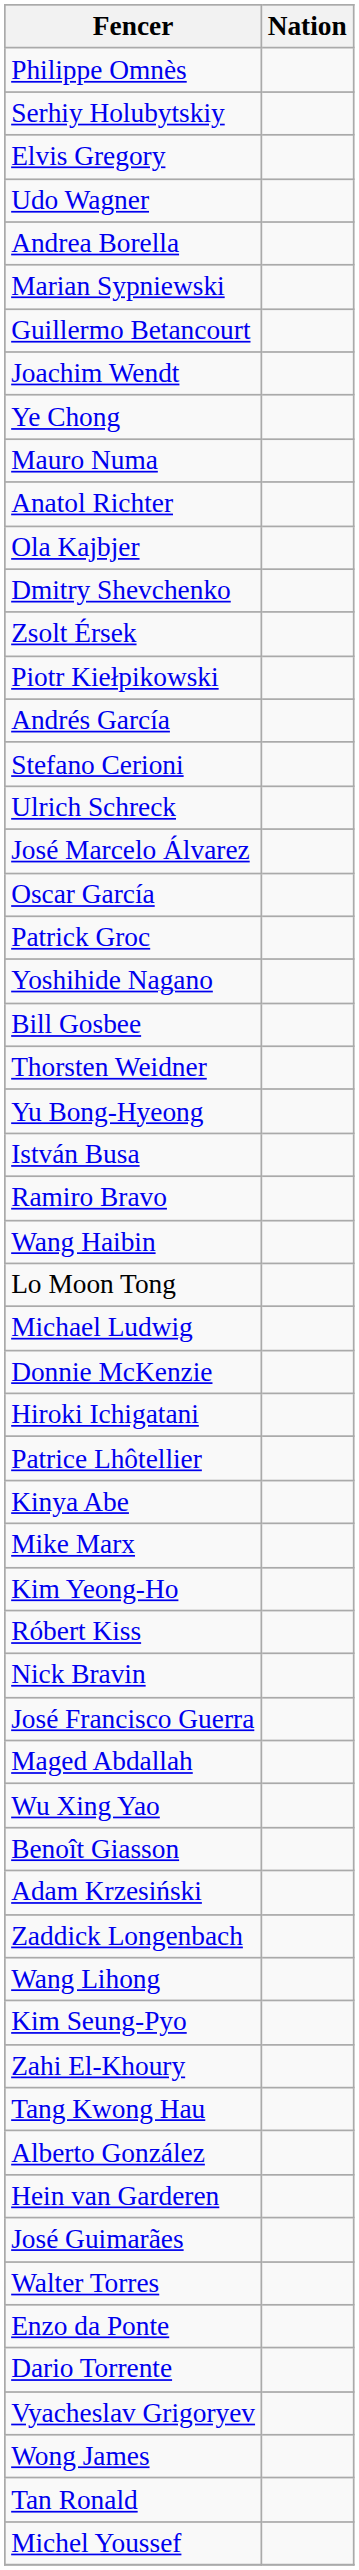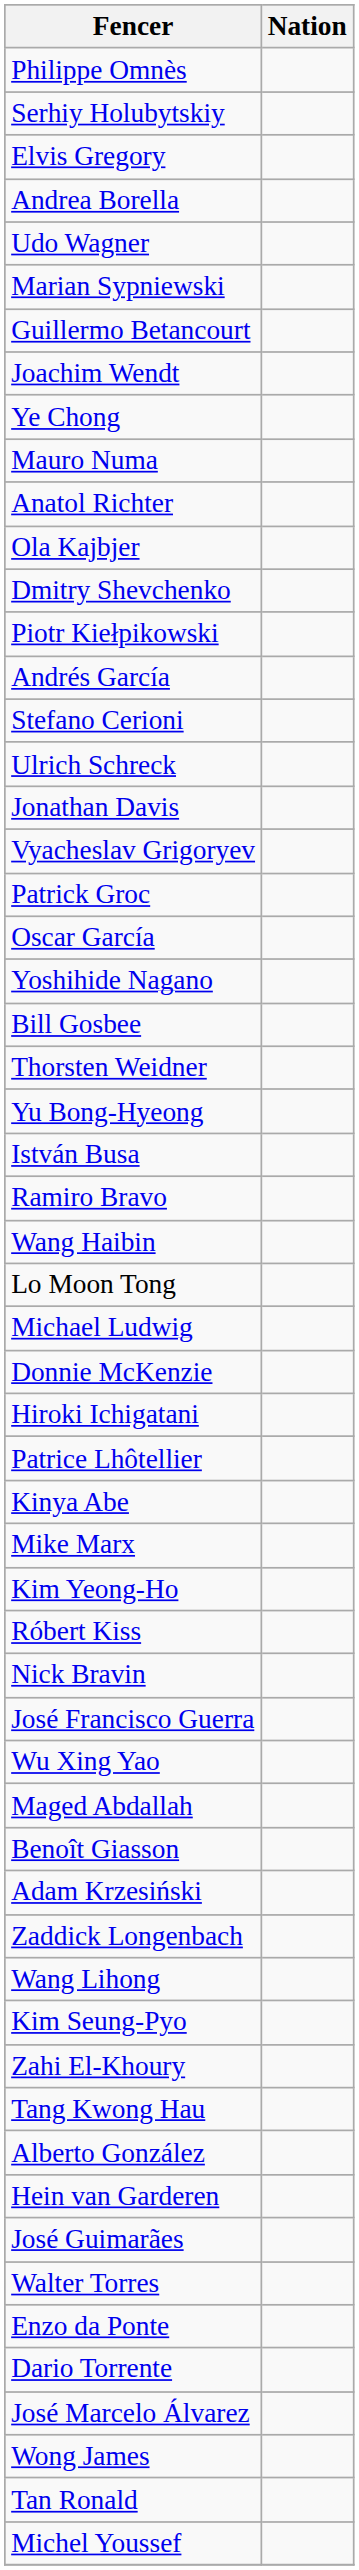rows swapped: (80, 199) <-> (95, 243)
- row: (74, 633)
+ row: (95, 807)
rows swapped: (133, 2412) <-> (130, 850)
rows swapped: (83, 894) <-> (81, 937)
rows swapped: (102, 1761) <-> (85, 1805)
